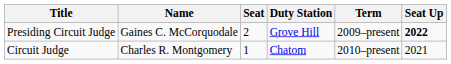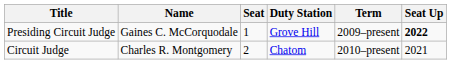(246, 31) 2 -> (246, 31) 1
(246, 50) 1 -> (246, 50) 2
